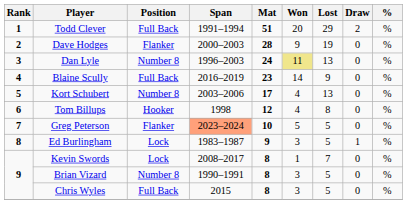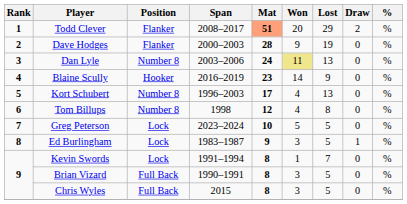(158, 28) Full Back -> (158, 28) Flanker
(221, 28) 1991–1994 -> (221, 28) 2008–2017
(267, 28) no background -> (267, 28) lightsalmon background
(221, 61) 1996–2003 -> (221, 61) 2003–2006
(158, 77) Full Back -> (158, 77) Hooker
(221, 93) 2003–2006 -> (221, 93) 1996–2003
(158, 110) Hooker -> (158, 110) Number 8
(158, 126) Flanker -> (158, 126) Lock
(221, 126) lightsalmon background -> (221, 126) no background
(221, 158) 2008–2017 -> (221, 158) 1991–1994
(158, 175) Number 8 -> (158, 175) Full Back
